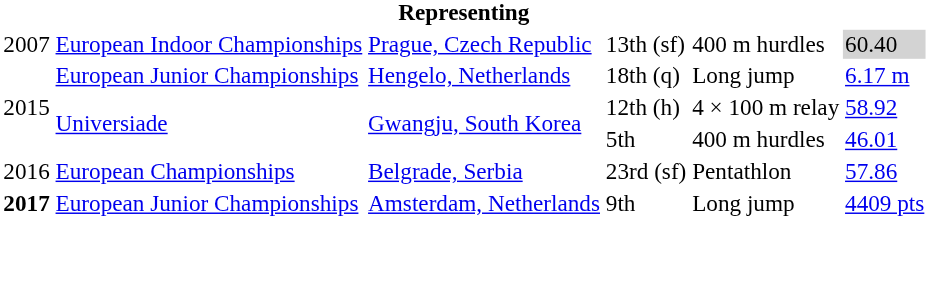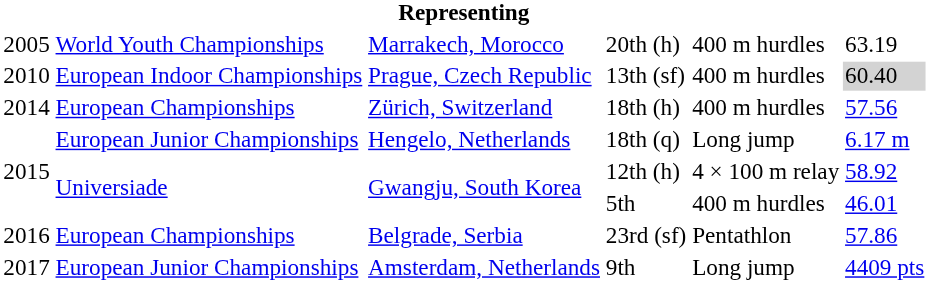+ row: (643, 44)
(27, 44) 2007 -> (27, 75) 2010
+ row: (643, 107)
(27, 203) bold -> (27, 267) normal
